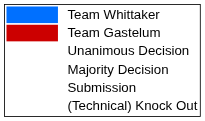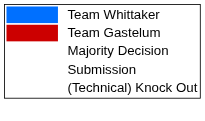- row: (128, 51)
